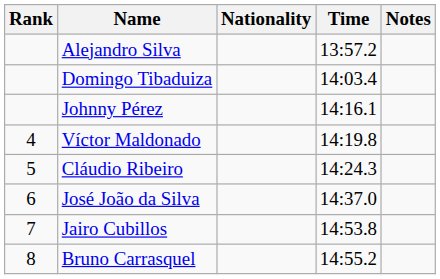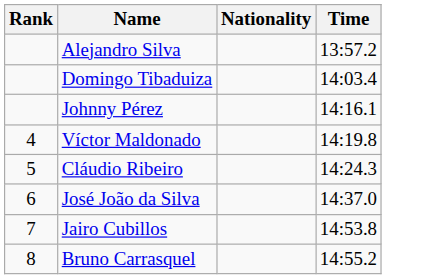- column: (408, 19)
